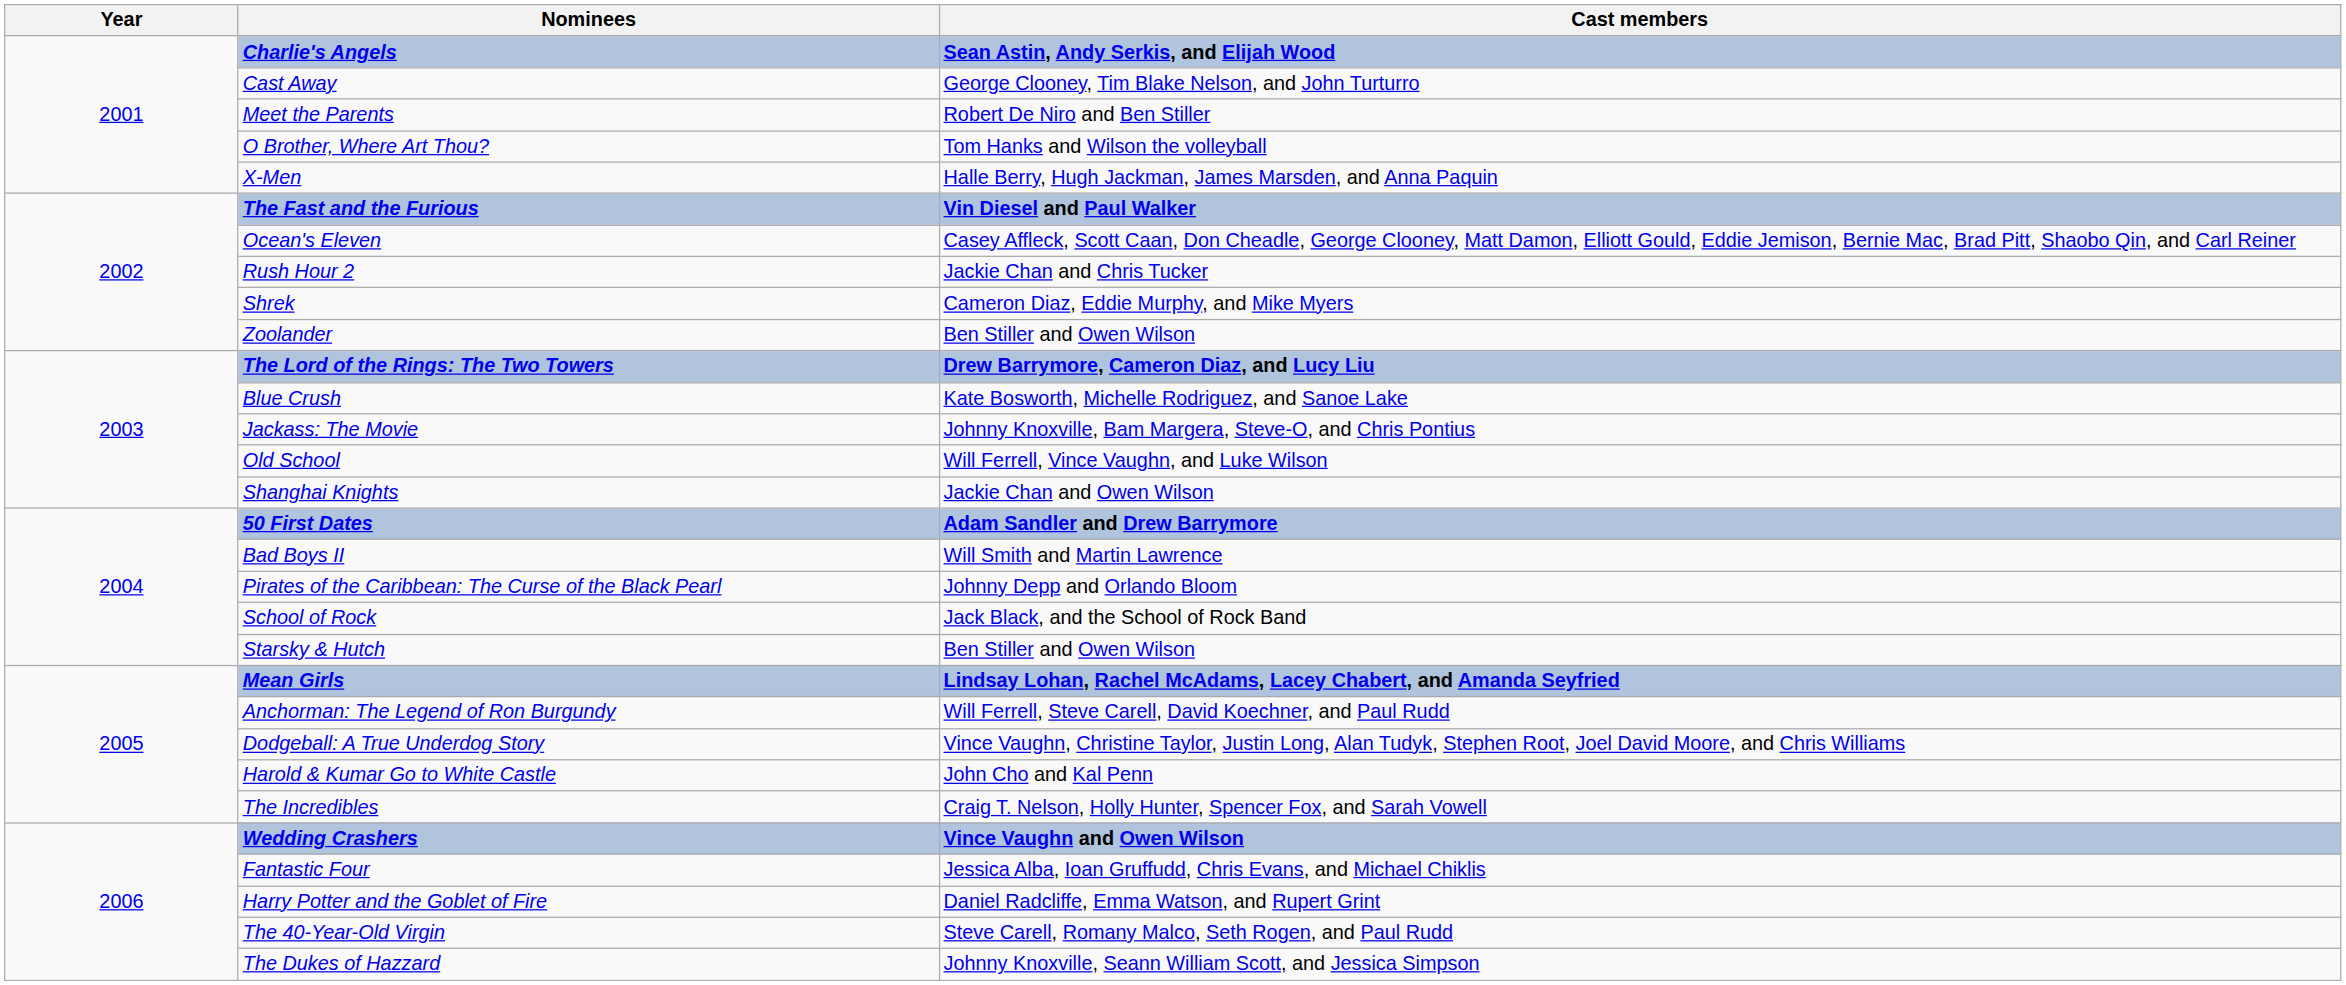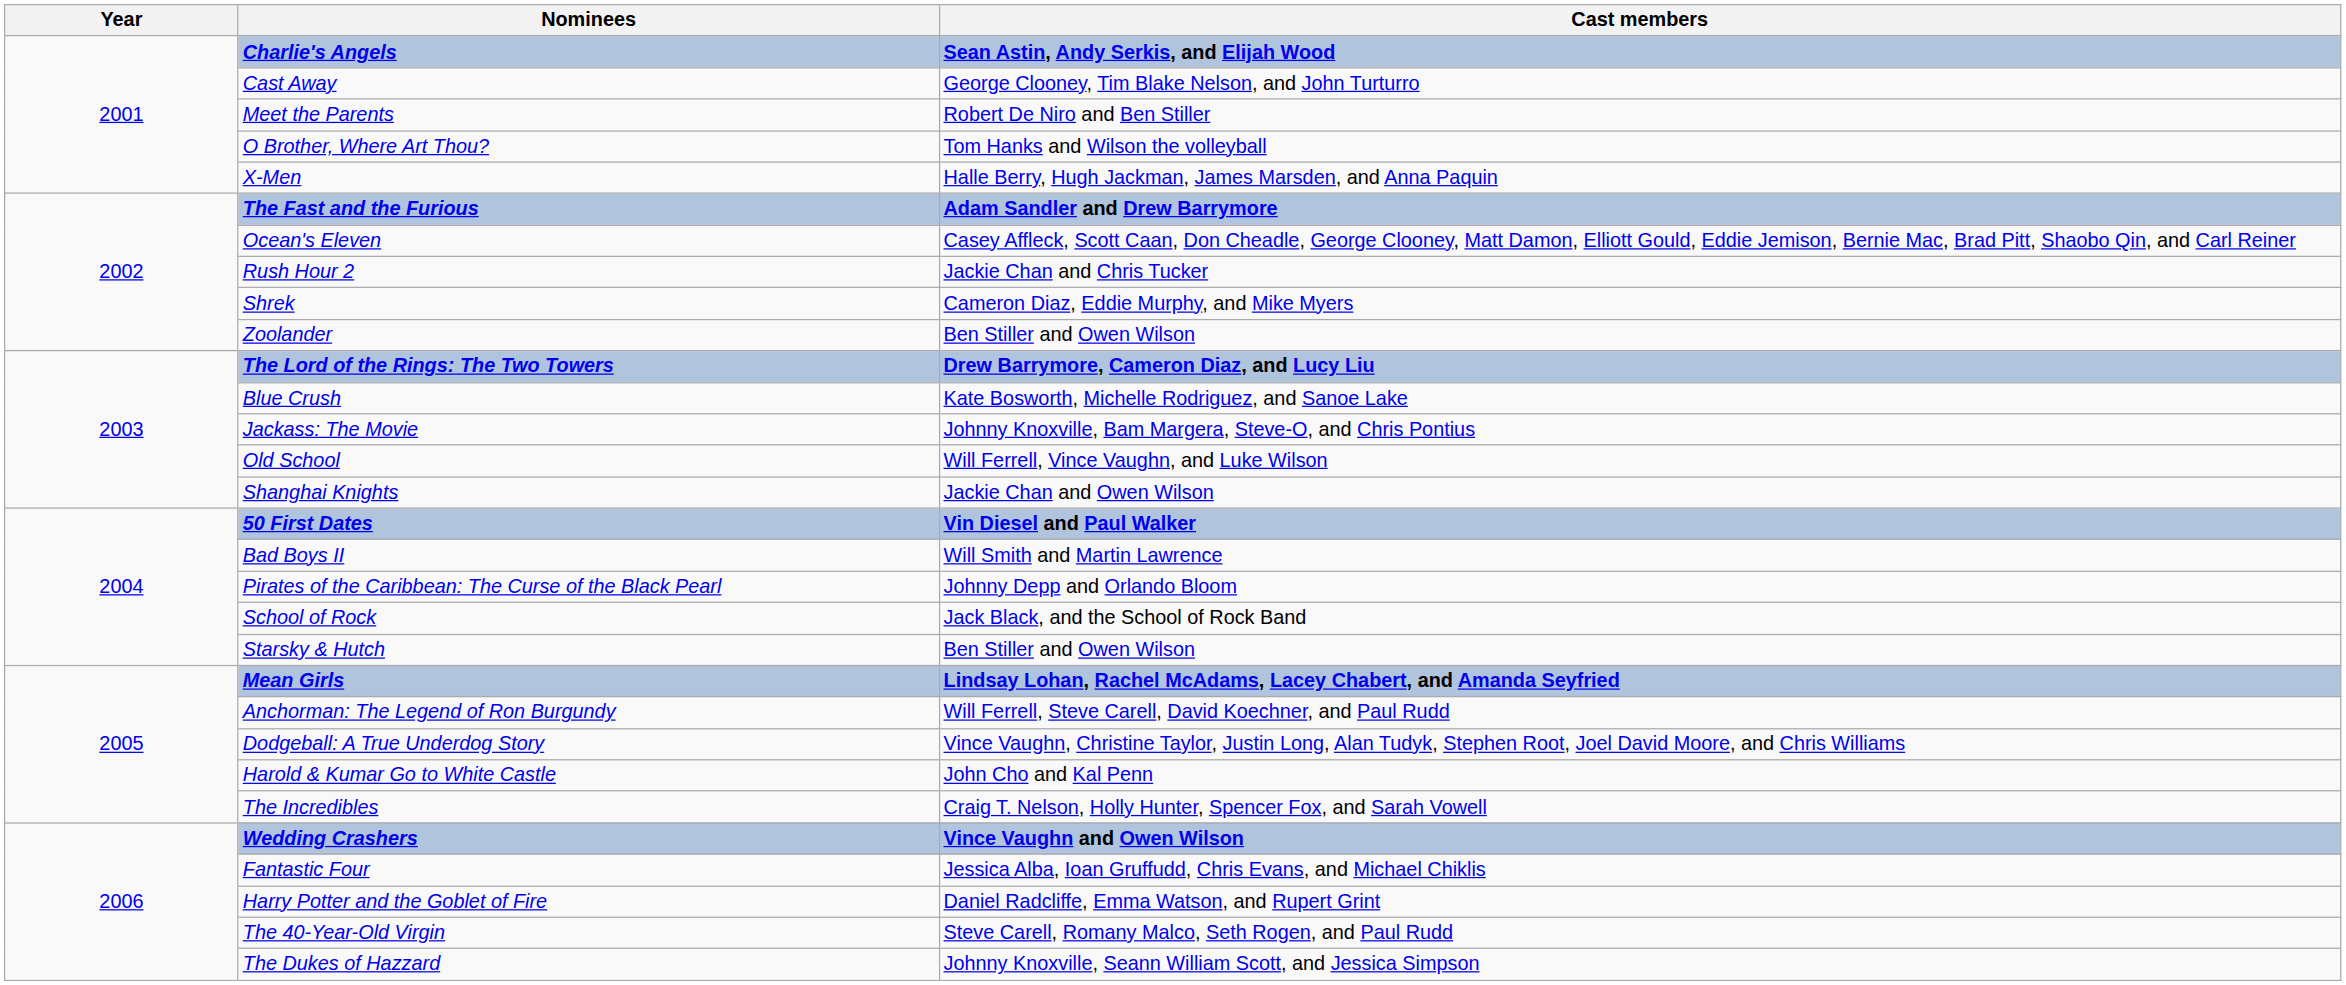(1070, 209) Vin Diesel and Paul Walker -> (1111, 209) Adam Sandler and Drew Barrymore
(1111, 523) Adam Sandler and Drew Barrymore -> (1070, 523) Vin Diesel and Paul Walker
